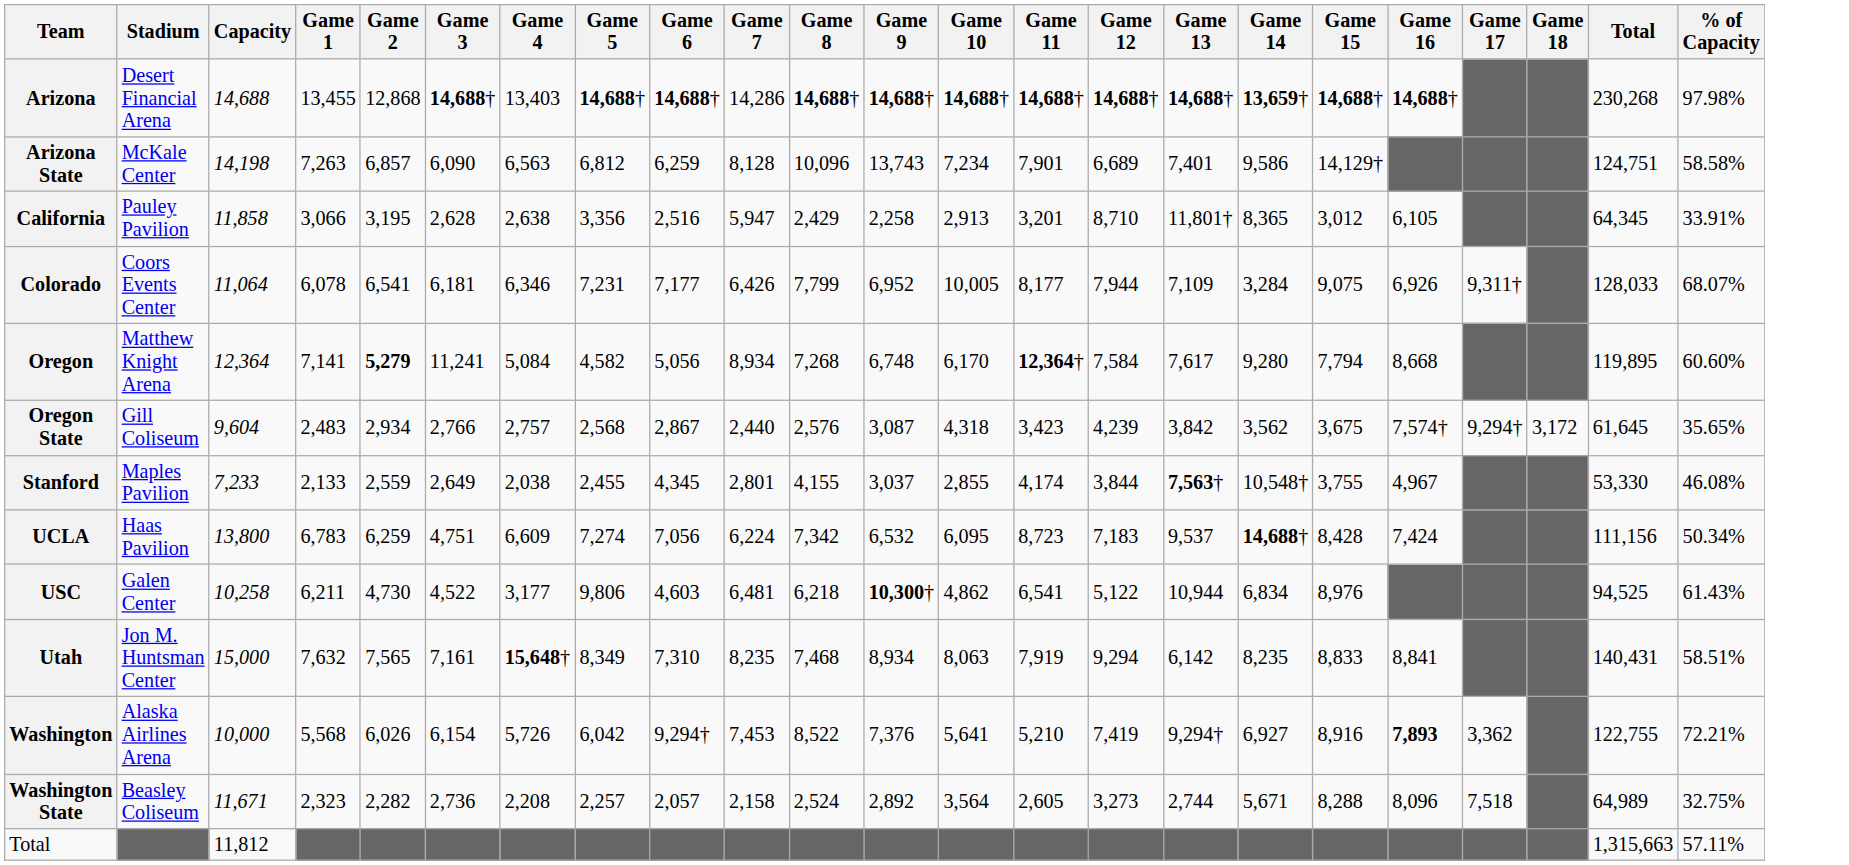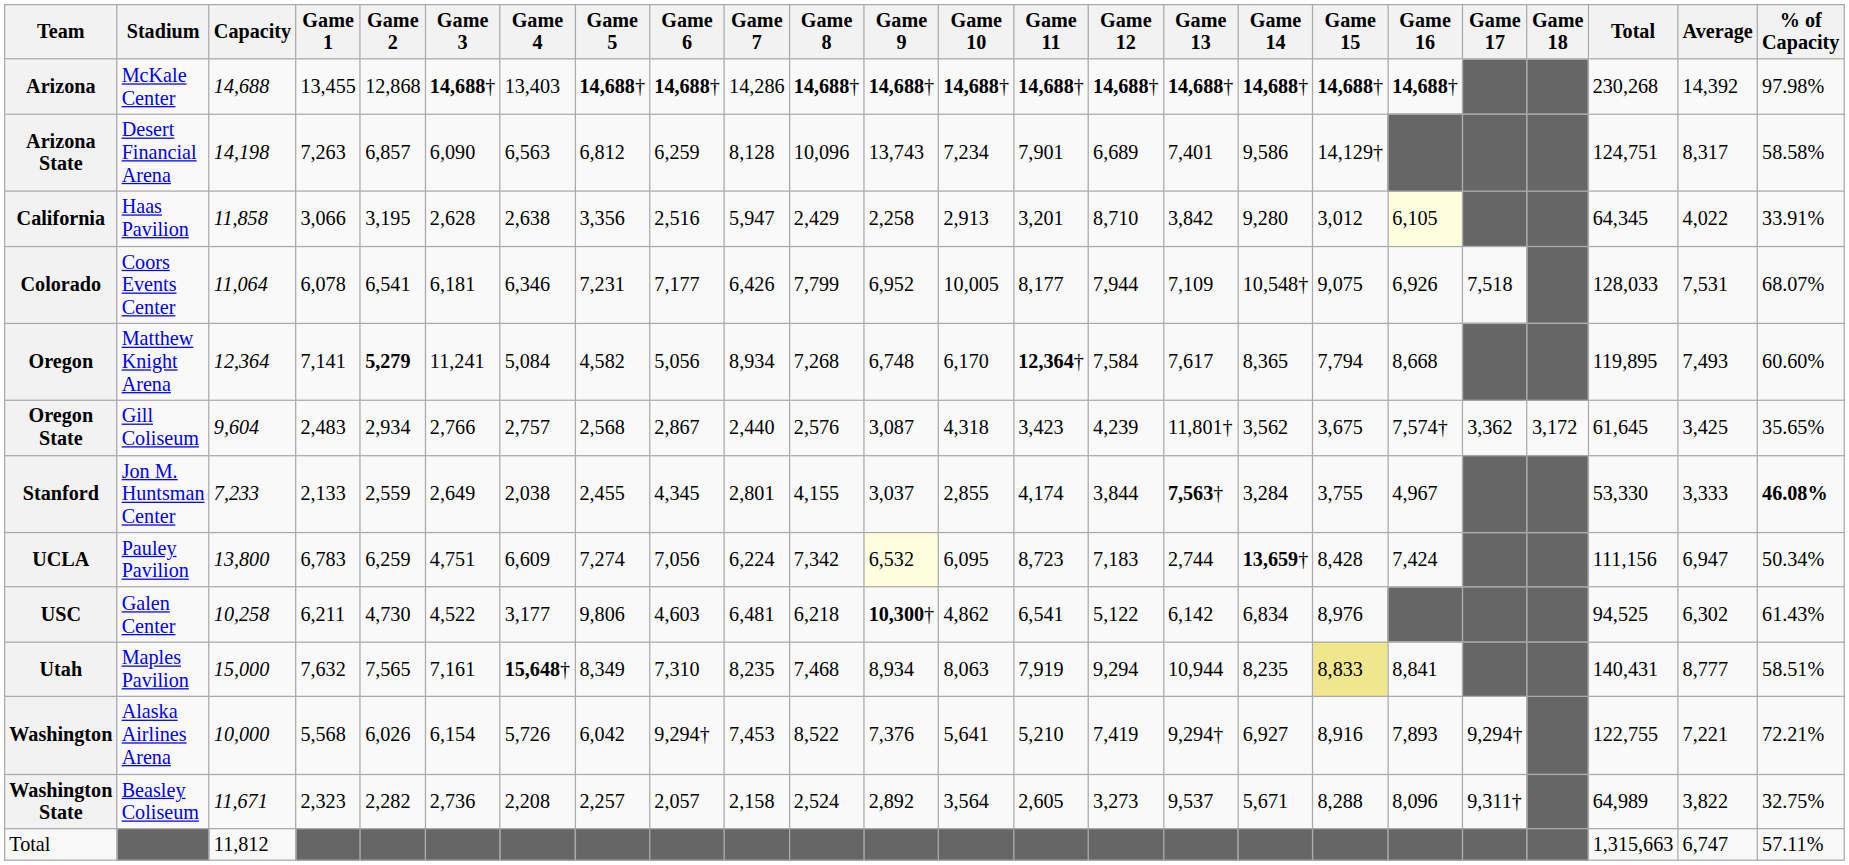+ column: (1718, 31)
(159, 97) Desert Financial Arena -> (154, 86) McKale Center
(1275, 97) 13,659† -> (1275, 86) 14,688†
(154, 163) McKale Center -> (159, 152) Desert Financial Arena
(155, 218) Pauley Pavilion -> (155, 218) Haas Pavilion
(1200, 218) 11,801† -> (1191, 218) 3,842
(1265, 218) 8,365 -> (1265, 218) 9,280
(1415, 218) no background -> (1415, 218) lightyellow background
(1265, 284) 3,284 -> (1275, 284) 10,548†
(1495, 284) 9,311† -> (1490, 284) 7,518
(1265, 361) 9,280 -> (1265, 361) 8,365
(1191, 427) 3,842 -> (1200, 427) 11,801†
(1495, 427) 9,294† -> (1490, 427) 3,362
(155, 482) Maples Pavilion -> (163, 493) Jon M. Huntsman Center
(1275, 482) 10,548† -> (1265, 493) 3,284
(1714, 482) normal -> (1795, 493) bold
(155, 537) Haas Pavilion -> (155, 559) Pauley Pavilion
(891, 537) no background -> (891, 559) lightyellow background
(1191, 537) 9,537 -> (1191, 559) 2,744
(1275, 537) 14,688† -> (1275, 559) 13,659†
(1196, 591) 10,944 -> (1191, 614) 6,142
(163, 657) Jon M. Huntsman Center -> (155, 669) Maples Pavilion
(1191, 657) 6,142 -> (1196, 669) 10,944
(1340, 657) no background -> (1340, 669) khaki background
(1415, 735) bold -> (1415, 735) normal
(1490, 735) 3,362 -> (1495, 735) 9,294†
(1191, 801) 2,744 -> (1191, 801) 9,537
(1490, 801) 7,518 -> (1495, 801) 9,311†
